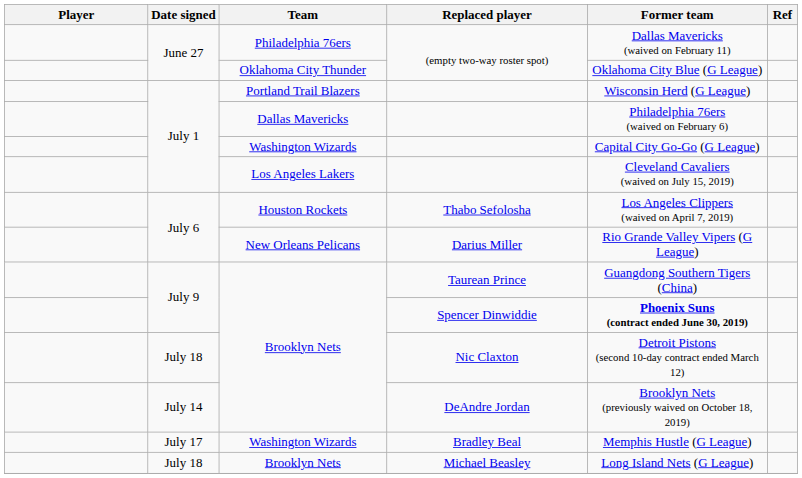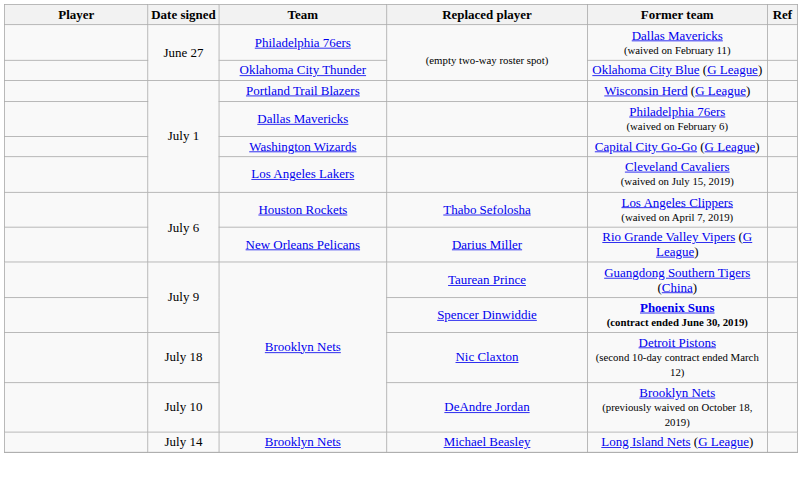(183, 407) July 14 -> (183, 407) July 10
- row: (303, 442)
(183, 462) July 18 -> (183, 442) July 14
